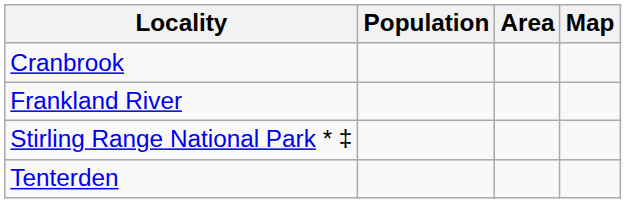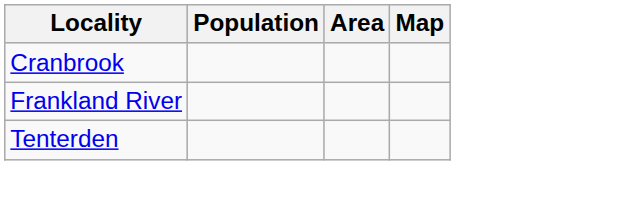- row: (181, 139)
